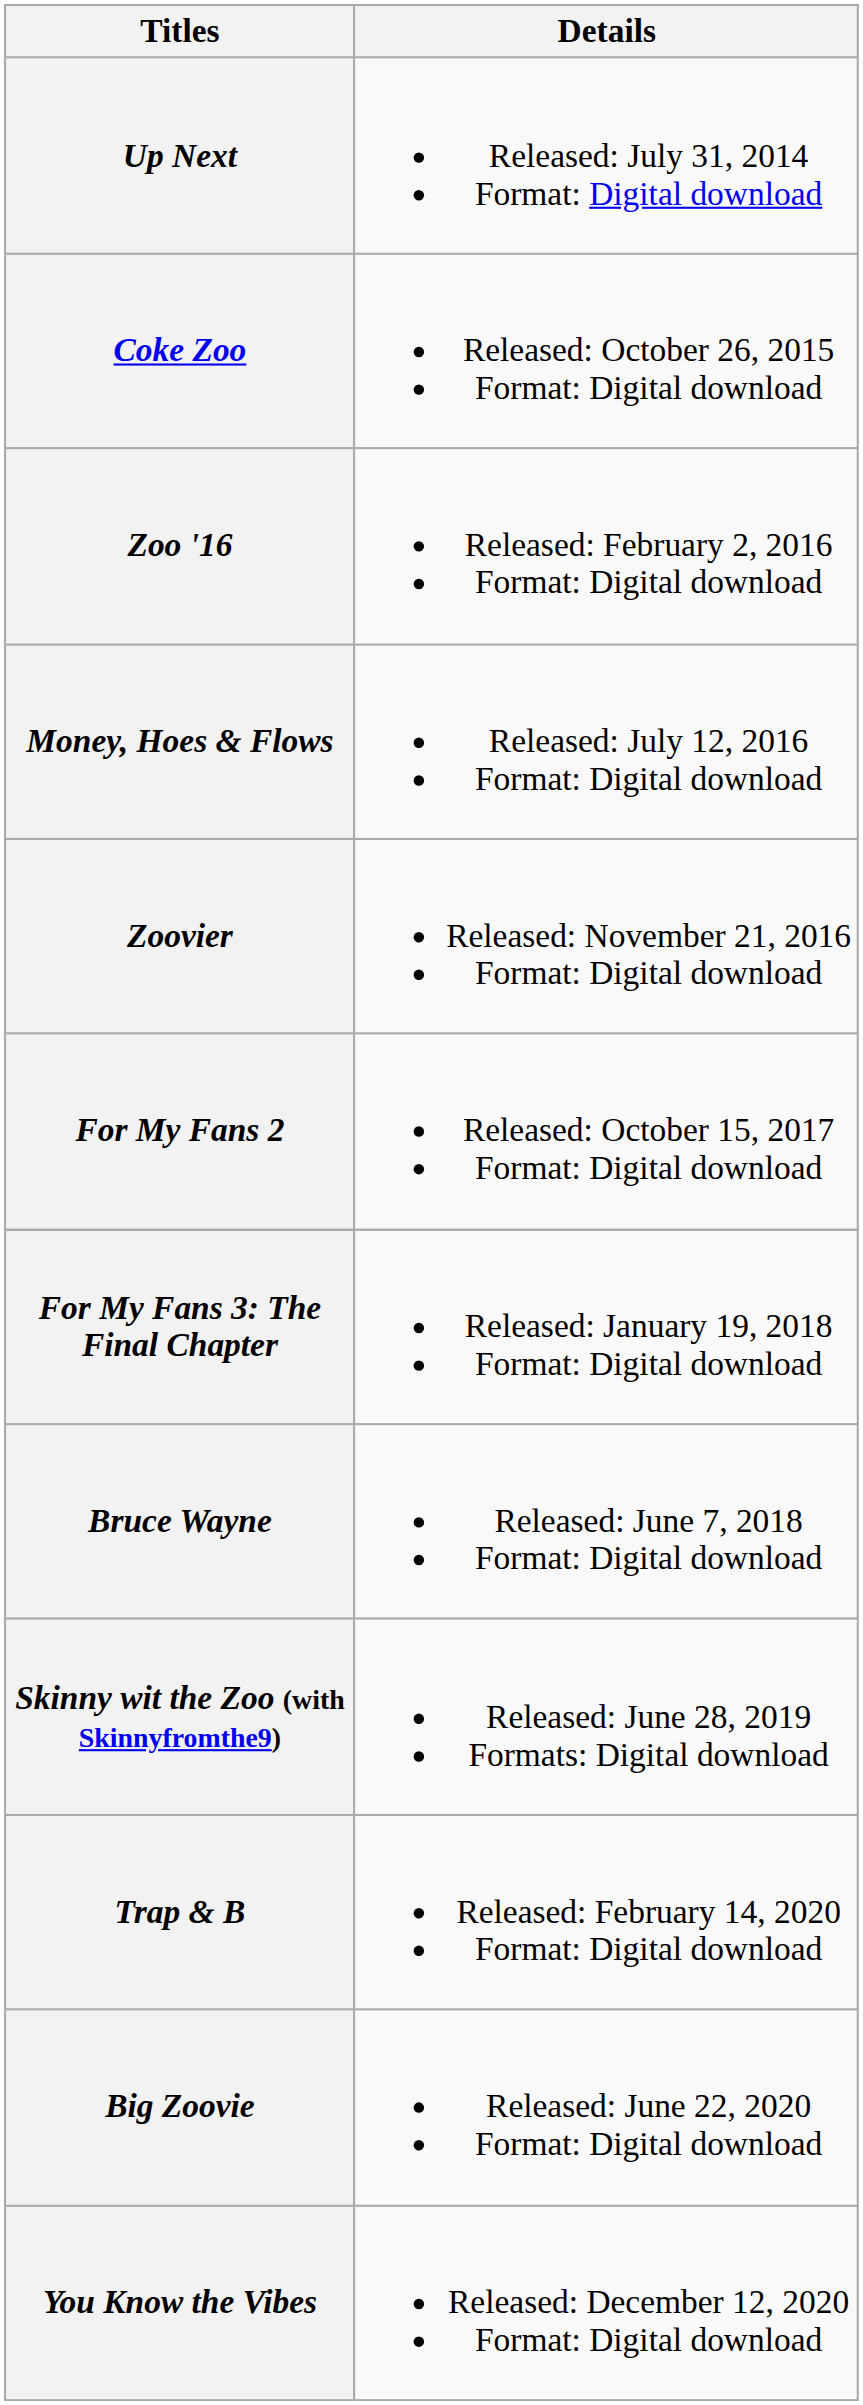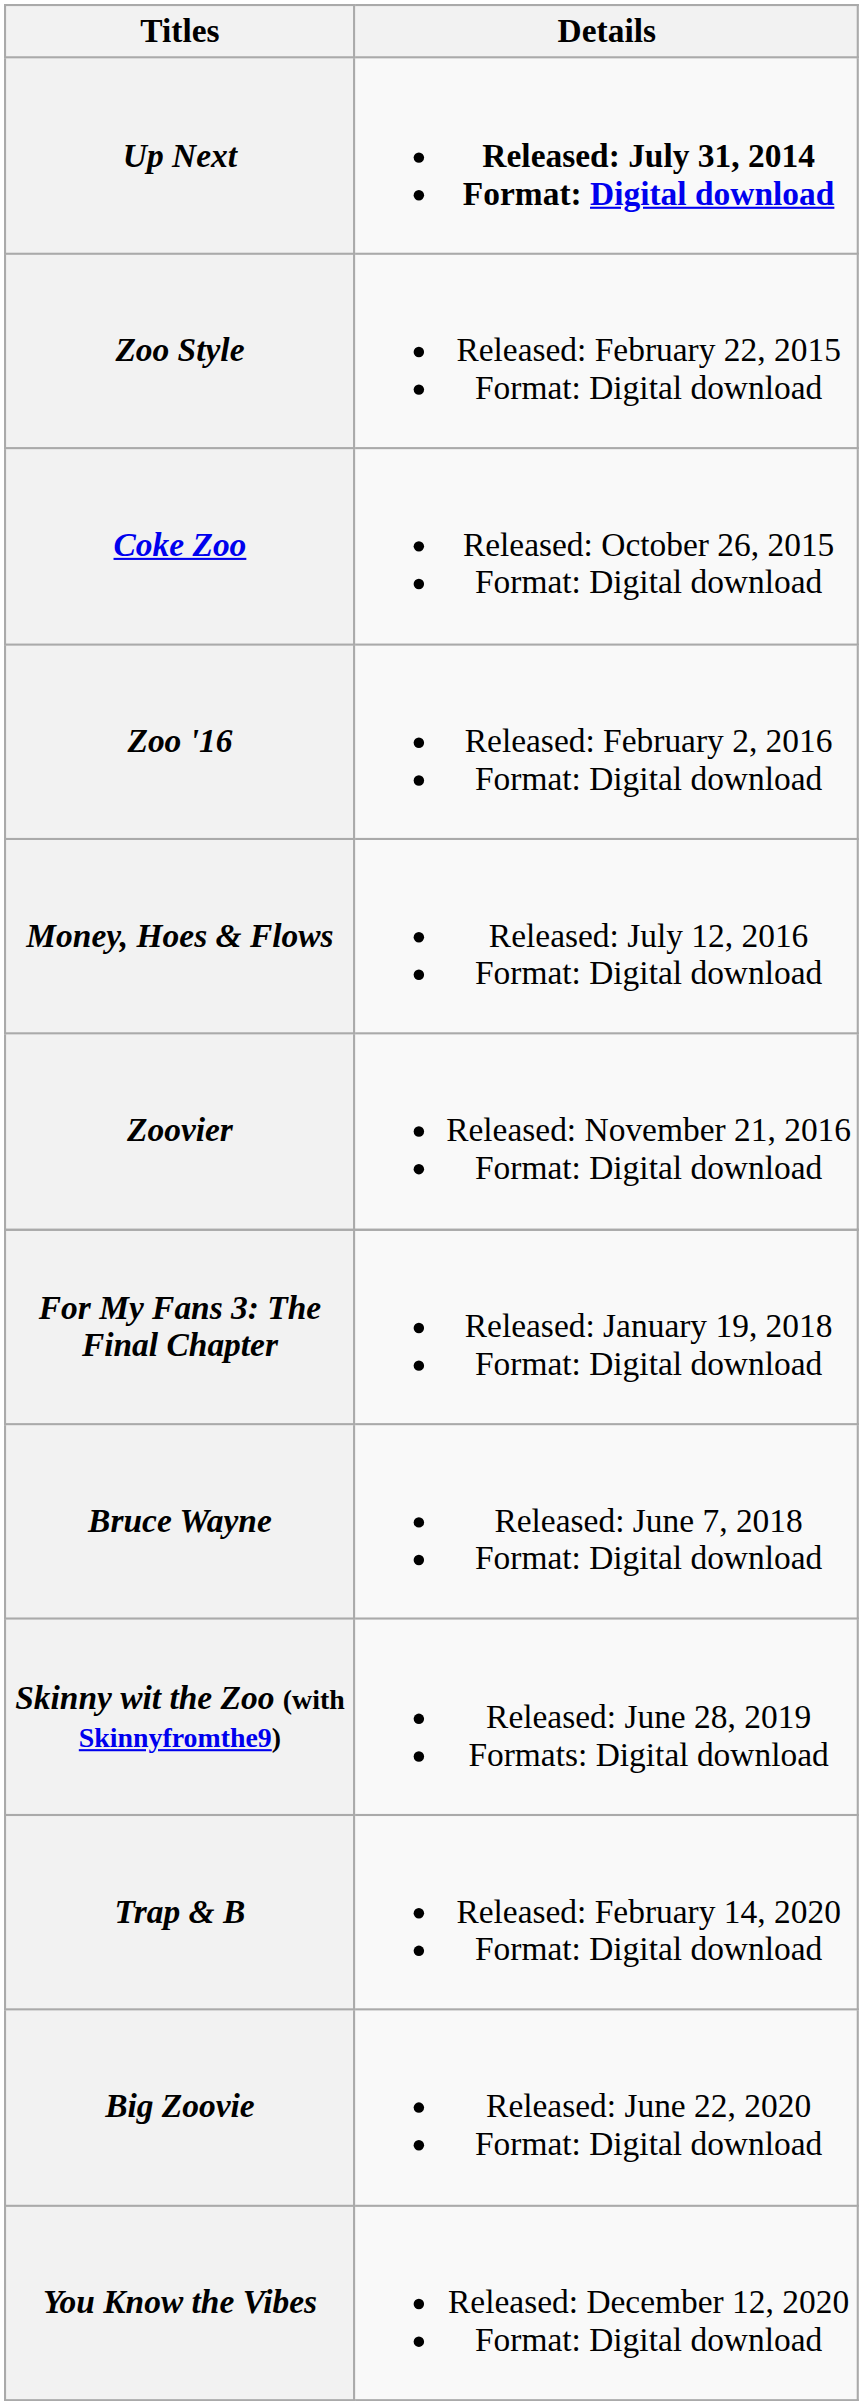(607, 174) normal -> (607, 174) bold
+ row: (180, 350)
- row: (180, 1130)
